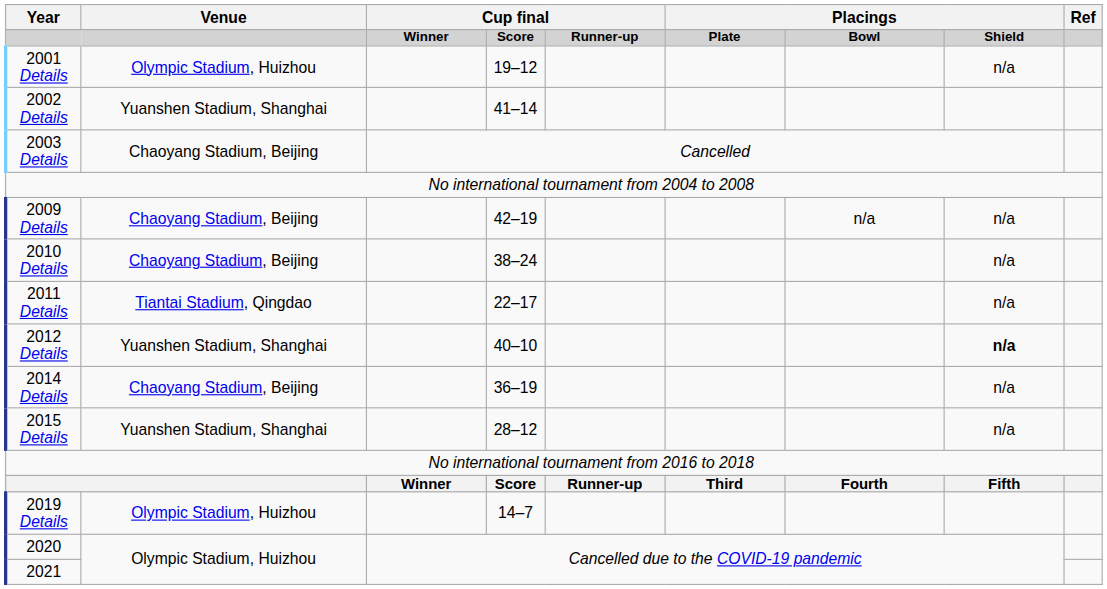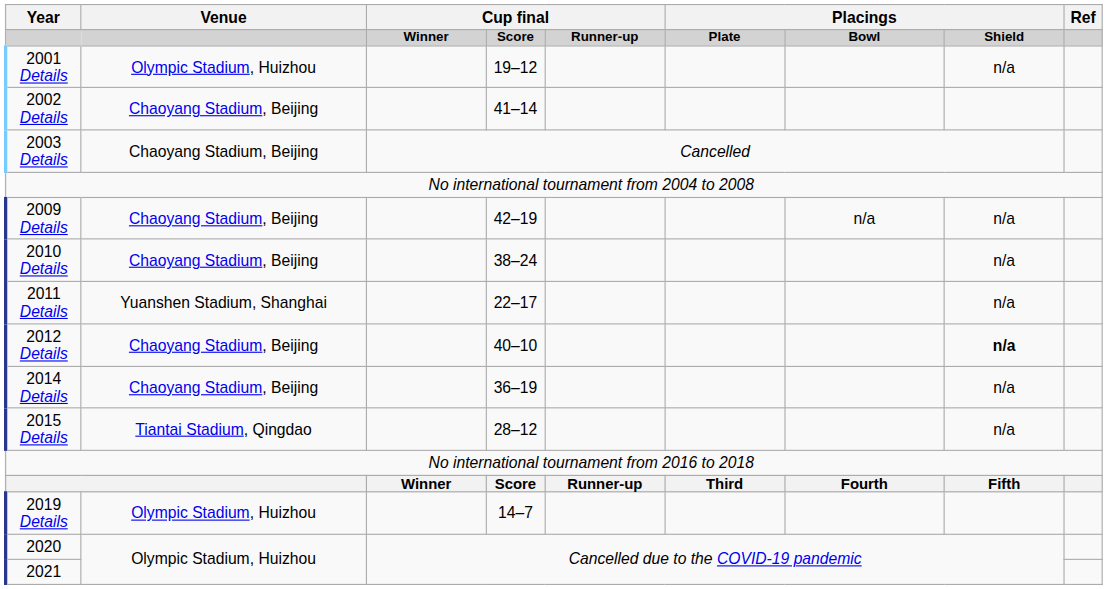(224, 109) Yuanshen Stadium, Shanghai -> (224, 109) Chaoyang Stadium, Beijing
(224, 303) Tiantai Stadium, Qingdao -> (224, 303) Yuanshen Stadium, Shanghai
(224, 345) Yuanshen Stadium, Shanghai -> (224, 345) Chaoyang Stadium, Beijing
(224, 430) Yuanshen Stadium, Shanghai -> (224, 430) Tiantai Stadium, Qingdao
